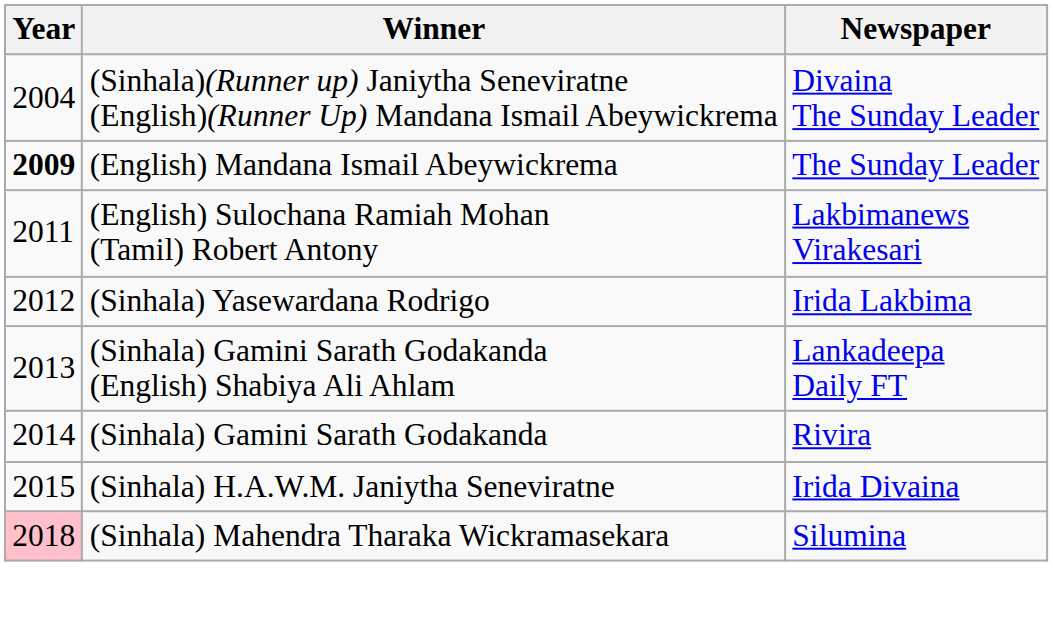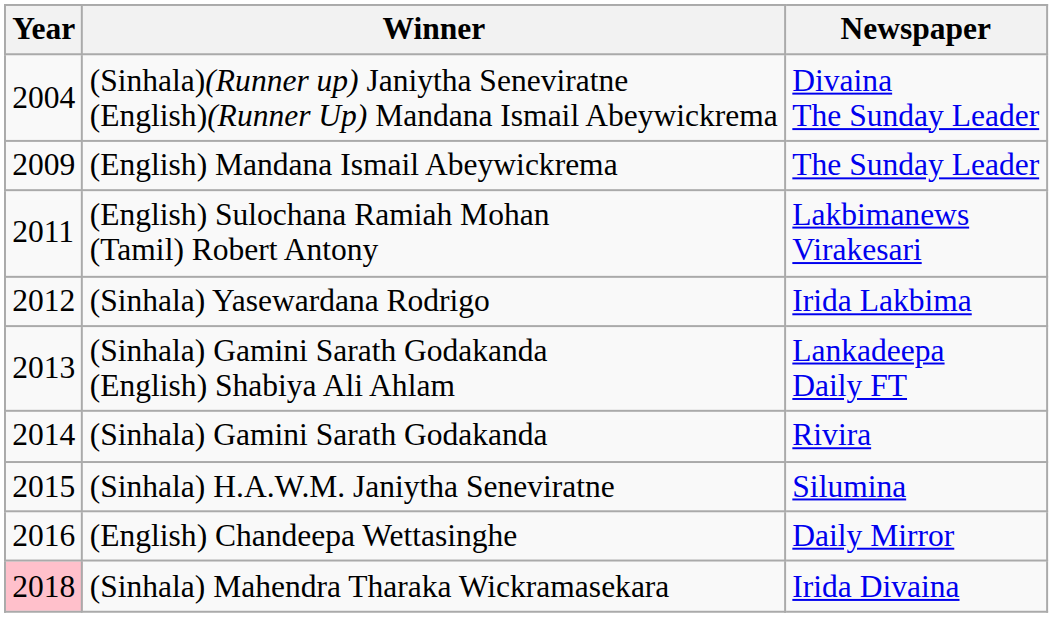(44, 164) bold -> (44, 164) normal
(876, 485) Irida Divaina -> (849, 485) Silumina
+ row: (304, 535)
(849, 535) Silumina -> (876, 585) Irida Divaina
